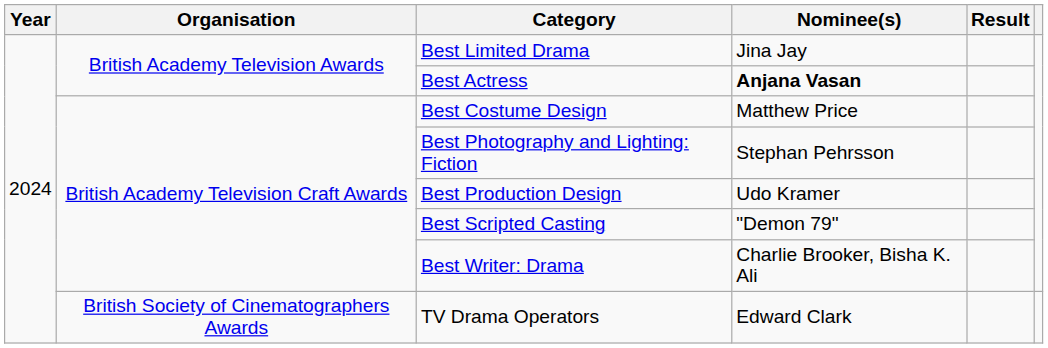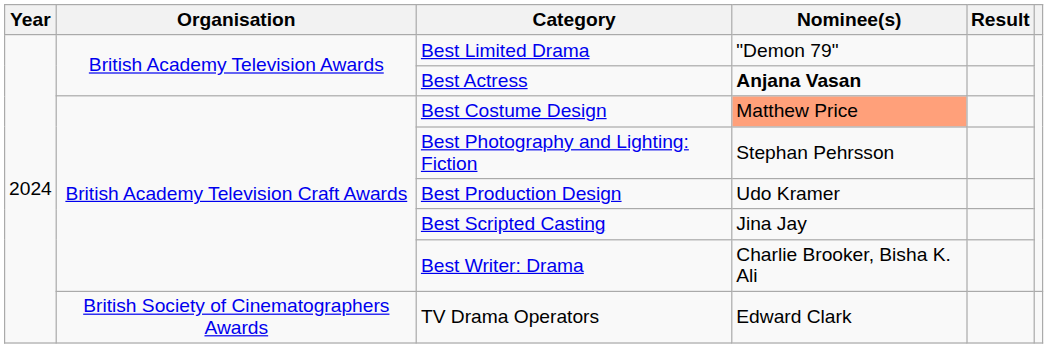(772, 50) Jina Jay -> (787, 50) "Demon 79"
(797, 111) no background -> (797, 111) lightsalmon background
(787, 224) "Demon 79" -> (772, 224) Jina Jay
